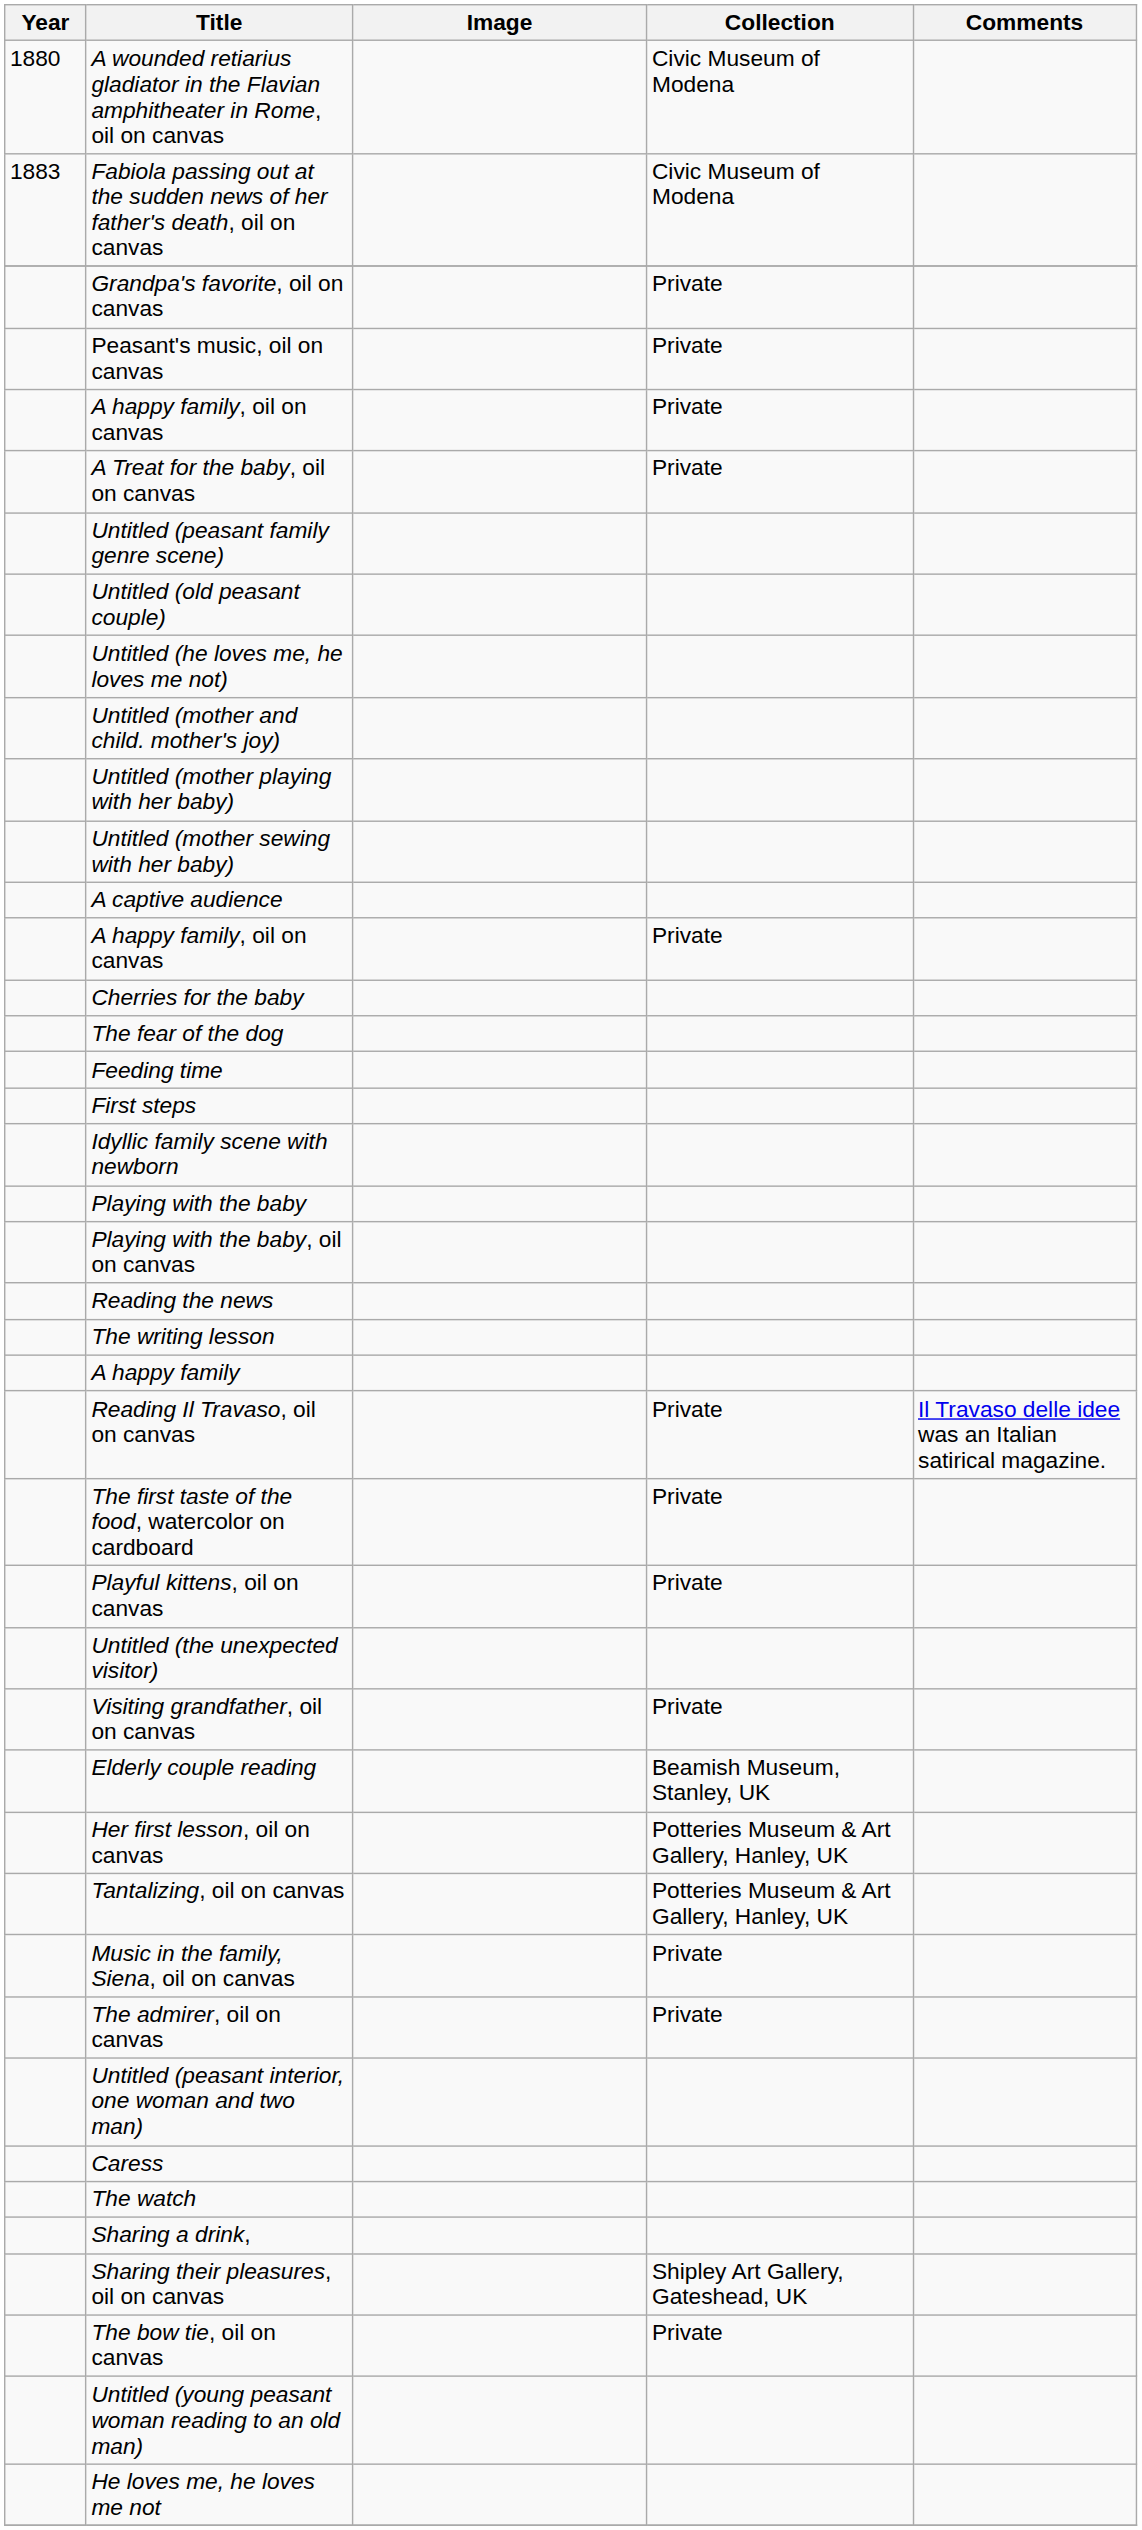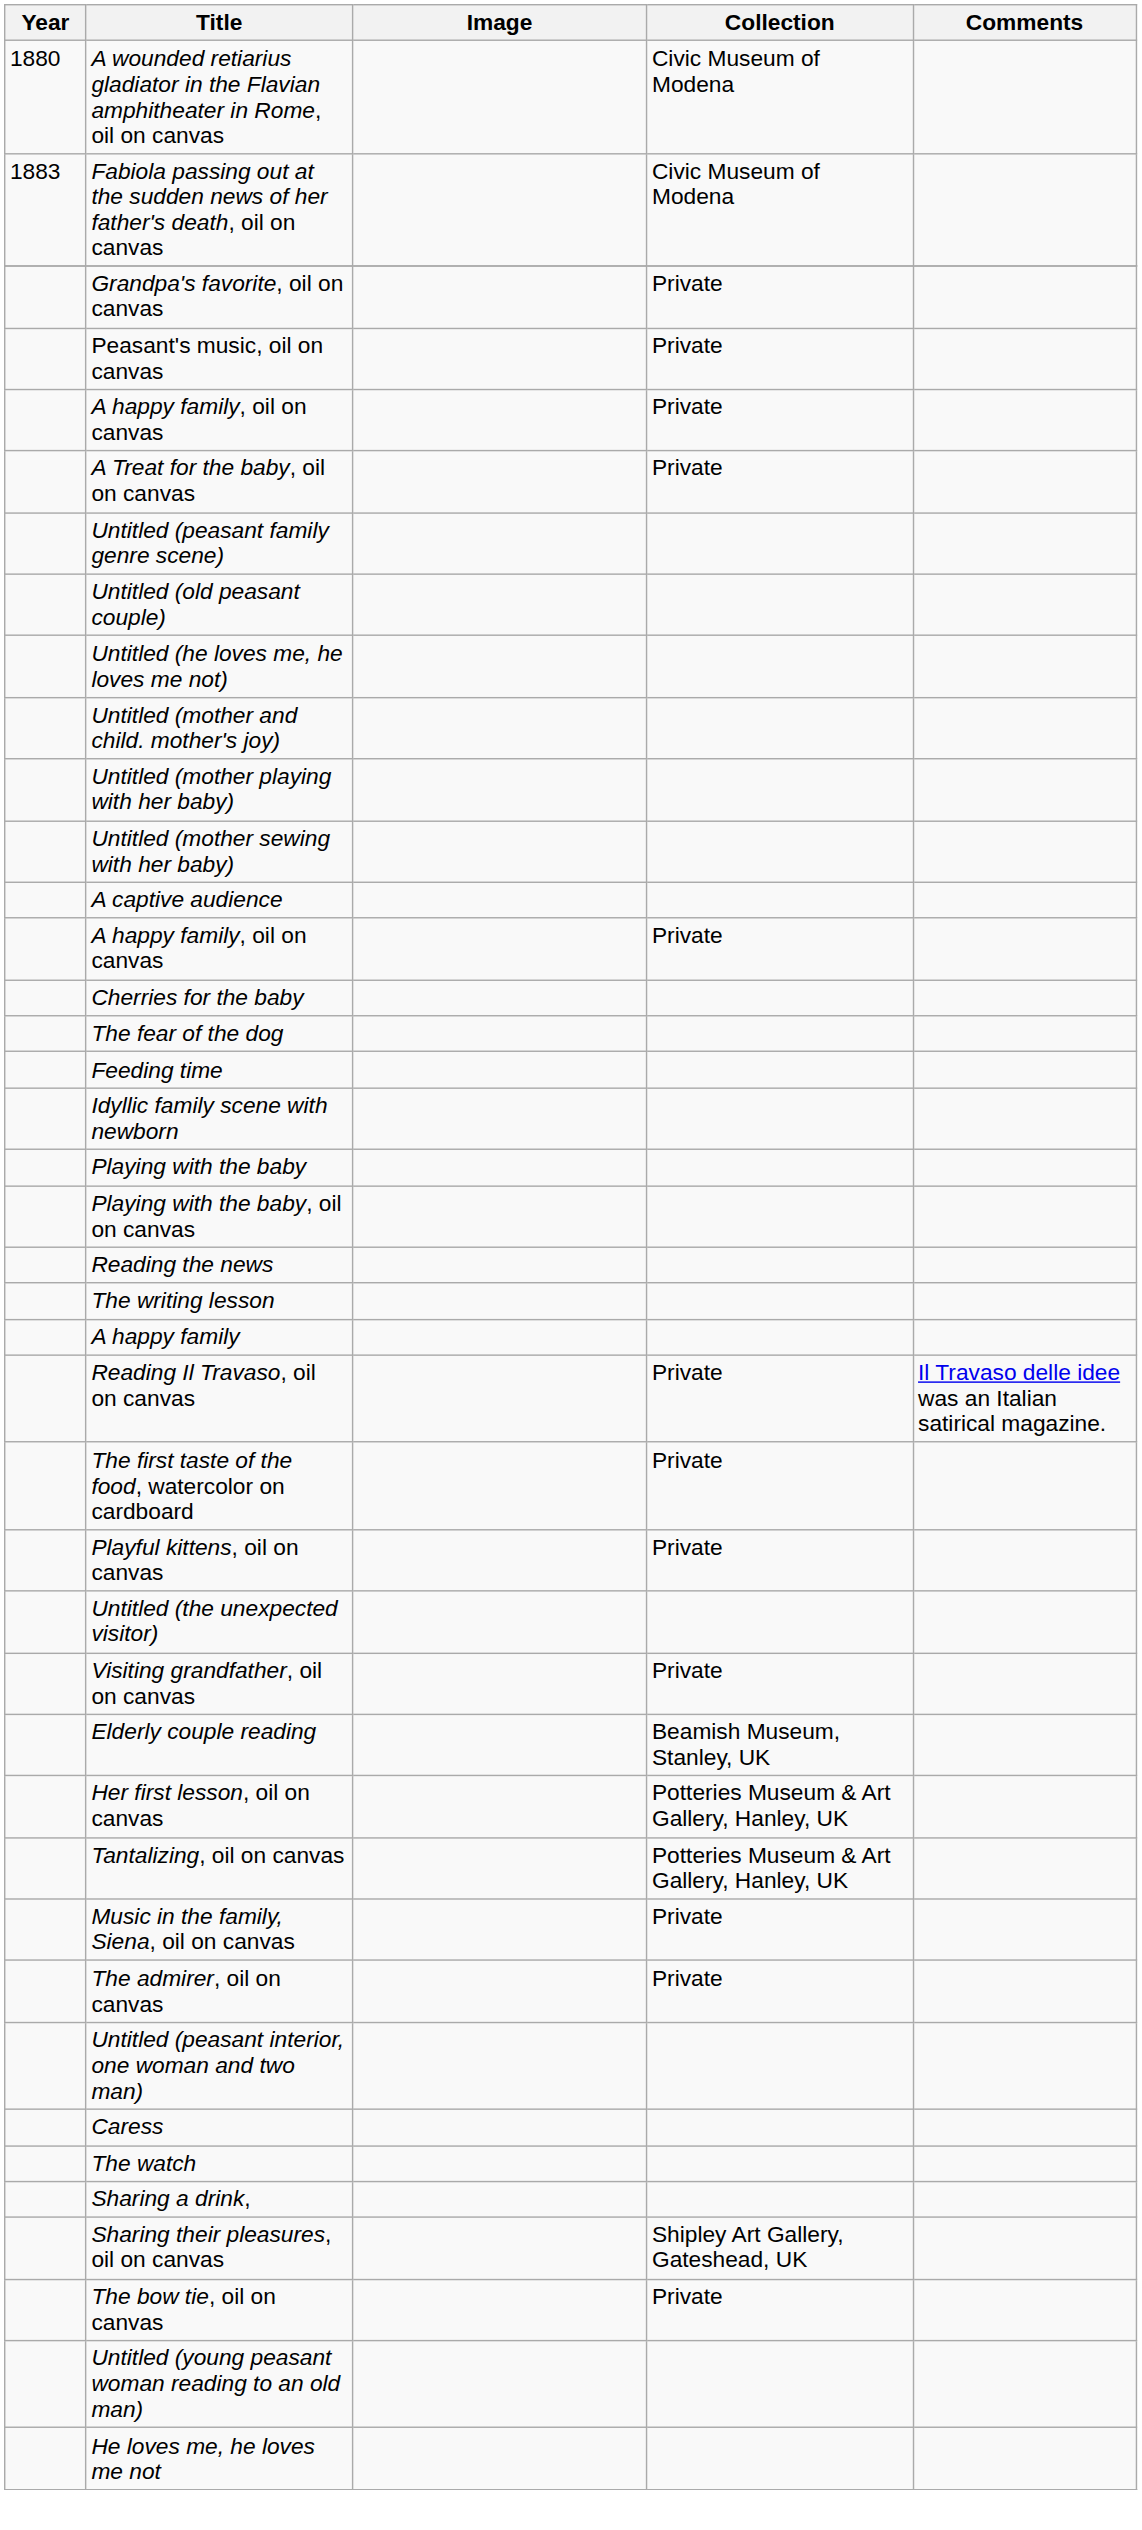- row: (144, 1105)
